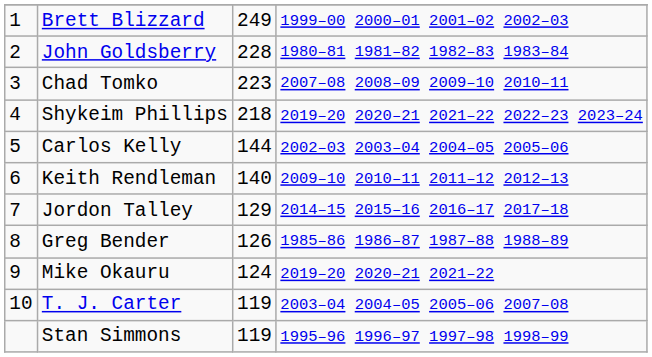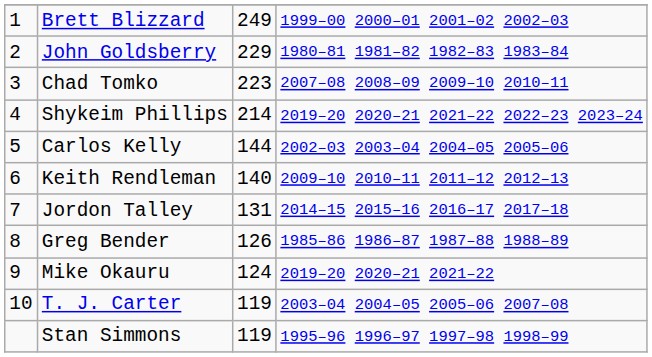(254, 52) 228 -> (254, 52) 229
(254, 115) 218 -> (254, 115) 214
(254, 210) 129 -> (254, 210) 131
